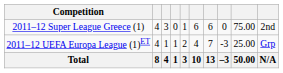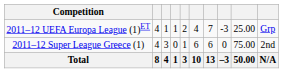rows swapped: (78, 27) <-> (78, 43)
